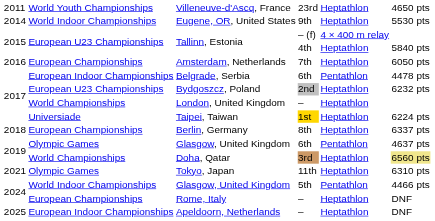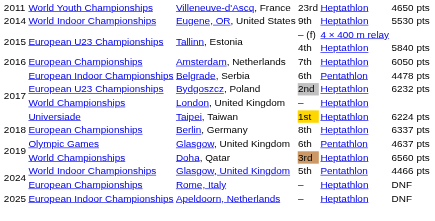(411, 157) khaki background -> (411, 157) no background
- row: (205, 171)
